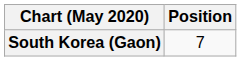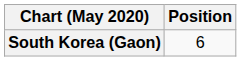(200, 42) 7 -> (200, 42) 6
